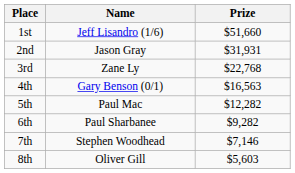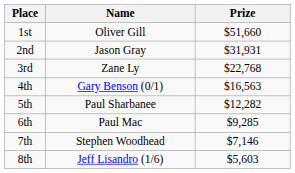(120, 31) Jeff Lisandro (1/6) -> (120, 31) Oliver Gill
(120, 104) Paul Mac -> (120, 104) Paul Sharbanee
(120, 123) Paul Sharbanee -> (120, 123) Paul Mac
(243, 123) $9,282 -> (243, 123) $9,285
(120, 159) Oliver Gill -> (120, 159) Jeff Lisandro (1/6)
